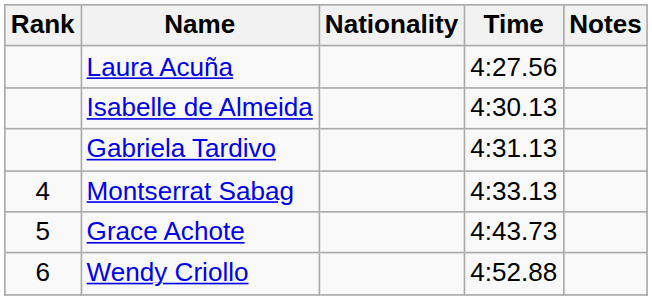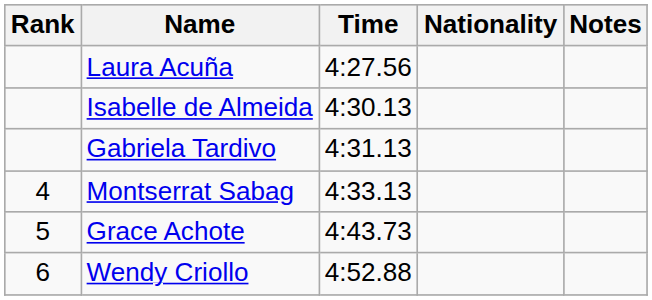columns swapped: (391, 25) <-> (514, 25)
